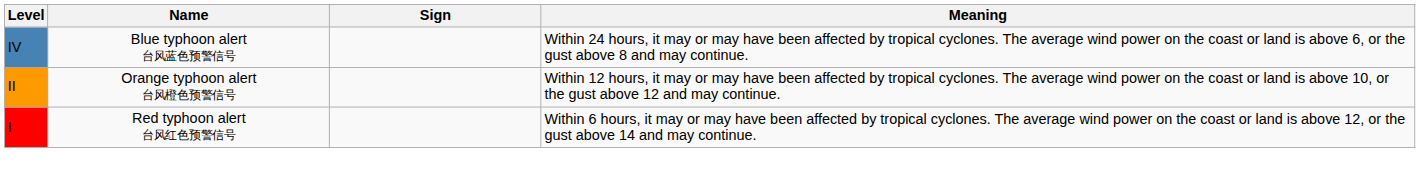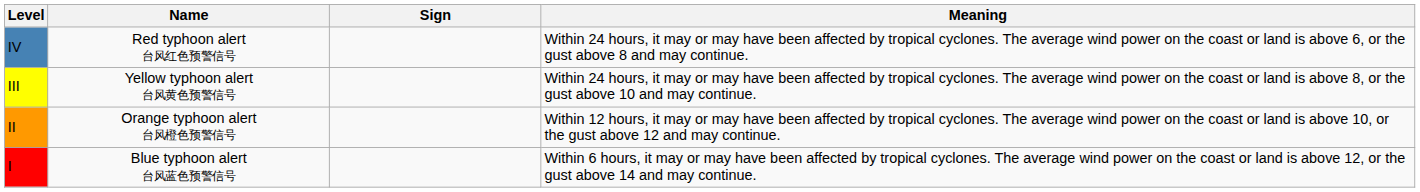(189, 46) Blue typhoon alert 台风蓝色预警信号 -> (189, 46) Red typhoon alert 台风红色预警信号
+ row: (14, 87)
(189, 126) Red typhoon alert 台风红色预警信号 -> (189, 166) Blue typhoon alert 台风蓝色预警信号
